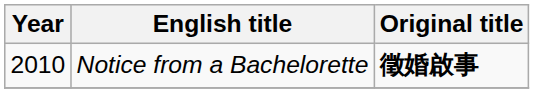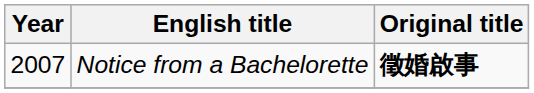(38, 65) 2010 -> (38, 65) 2007
